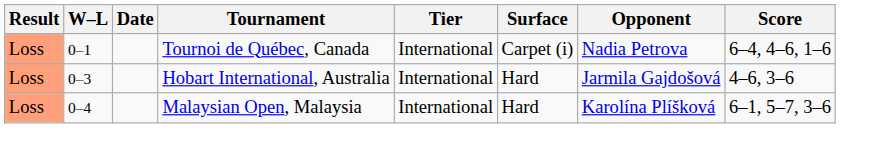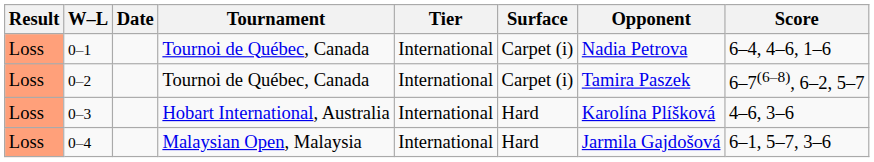+ row: (80, 81)
(651, 78) Jarmila Gajdošová -> (649, 112) Karolína Plíšková
(649, 107) Karolína Plíšková -> (651, 141) Jarmila Gajdošová
